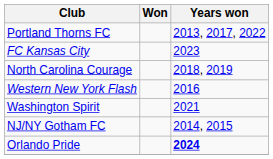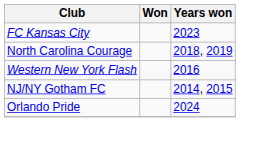- row: (59, 32)
- row: (53, 107)
(186, 145) bold -> (186, 107) normal
